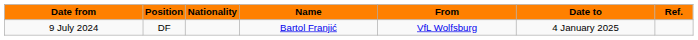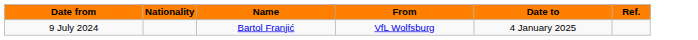- column: (164, 12)
